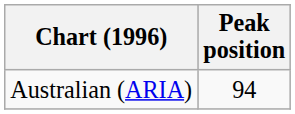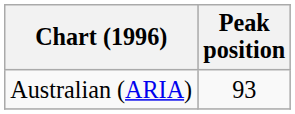(244, 89) 94 -> (244, 89) 93
